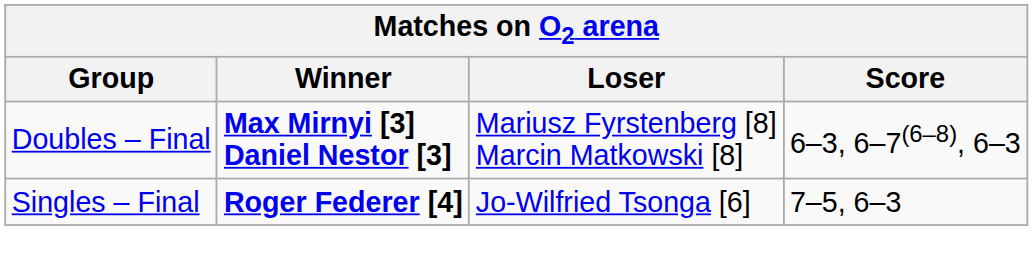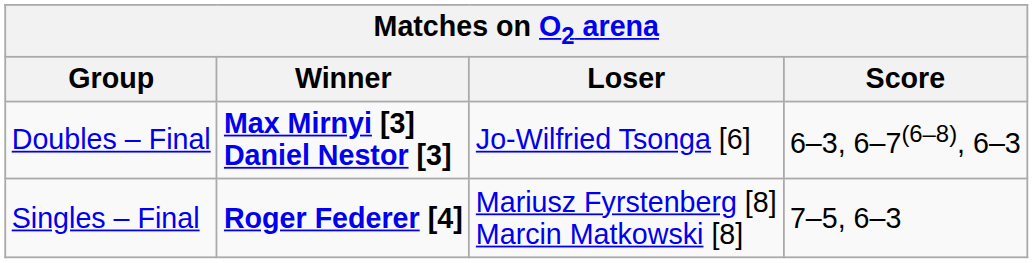(626, 139) Mariusz Fyrstenberg [8] Marcin Matkowski [8] -> (613, 139) Jo-Wilfried Tsonga [6]
(613, 201) Jo-Wilfried Tsonga [6] -> (626, 217) Mariusz Fyrstenberg [8] Marcin Matkowski [8]
